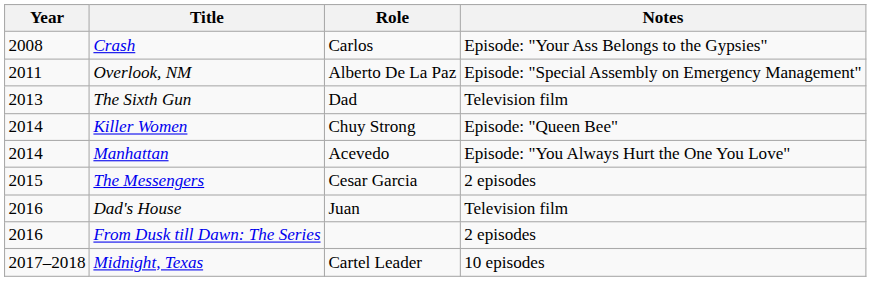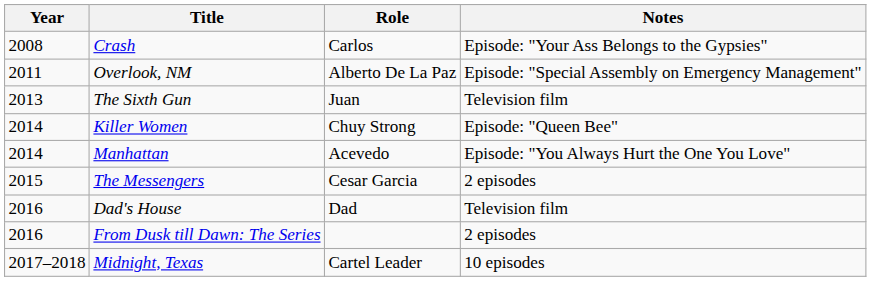(343, 99) Dad -> (344, 99) Juan
(344, 208) Juan -> (343, 208) Dad
